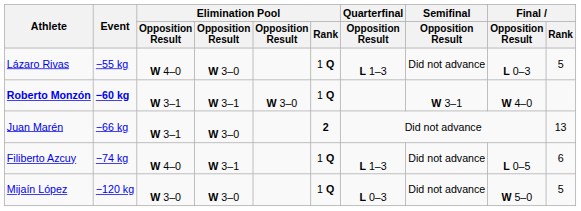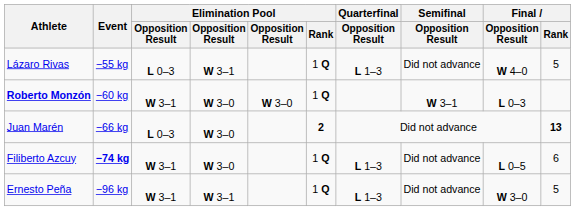(166, 72) W 4–0 -> (161, 72) L 0–3
(224, 72) W 3–0 -> (219, 72) W 3–1
(517, 72) L 0–3 -> (512, 72) W 4–0
(113, 96) bold -> (112, 96) normal
(224, 103) W 3–1 -> (219, 103) W 3–0
(517, 103) W 4–0 -> (512, 103) L 0–3
(166, 135) W 3–1 -> (161, 135) L 0–3
(561, 127) normal -> (556, 127) bold
(112, 159) normal -> (113, 159) bold
(166, 166) W 4–0 -> (161, 166) W 3–1
(224, 166) W 3–1 -> (219, 166) W 3–0
+ row: (39, 190)
- row: (37, 190)
